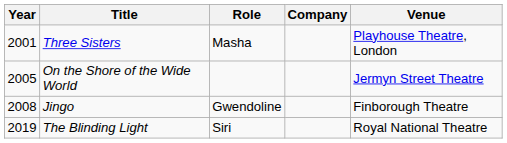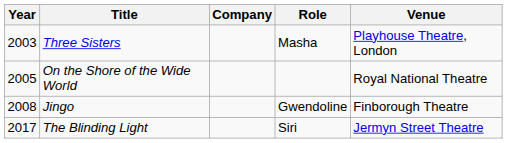columns swapped: (247, 14) <-> (317, 14)
(22, 43) 2001 -> (22, 43) 2003
(419, 78) Jermyn Street Theatre -> (420, 78) Royal National Theatre
(22, 127) 2019 -> (22, 127) 2017
(420, 127) Royal National Theatre -> (419, 127) Jermyn Street Theatre
